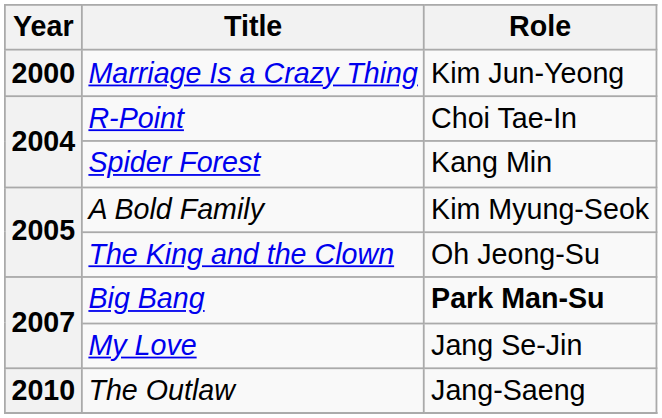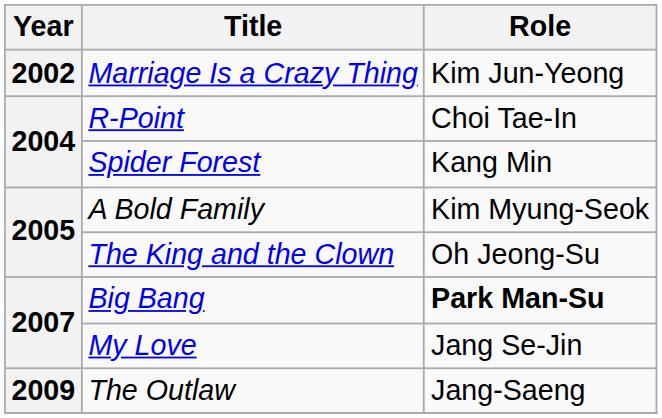(43, 72) 2000 -> (43, 72) 2002
(43, 390) 2010 -> (43, 390) 2009
